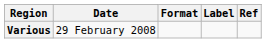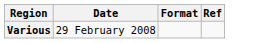- column: (219, 13)
